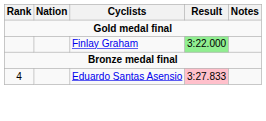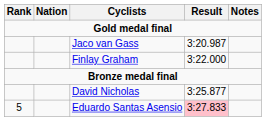+ row: (105, 44)
(207, 44) lightgreen background -> (207, 60) no background
+ row: (106, 92)
(19, 76) 4 -> (19, 108) 5
